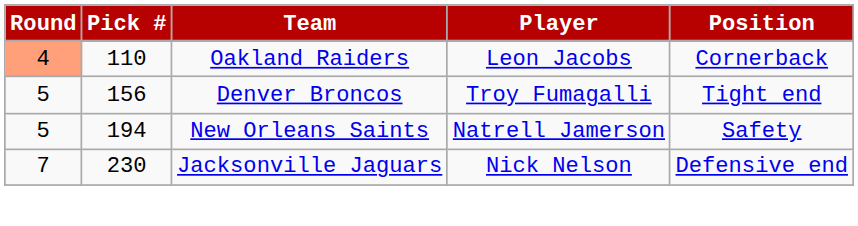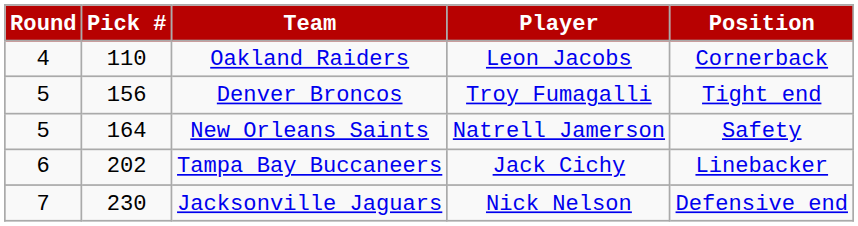(43, 59) lightsalmon background -> (43, 59) no background
(127, 131) 194 -> (127, 131) 164
+ row: (310, 167)
